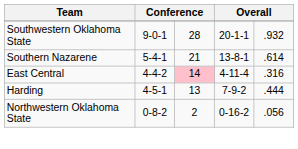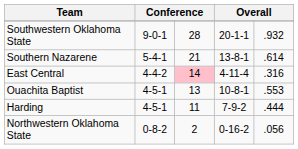+ row: (45, 91)
(194, 91) 13 -> (194, 107) 11
